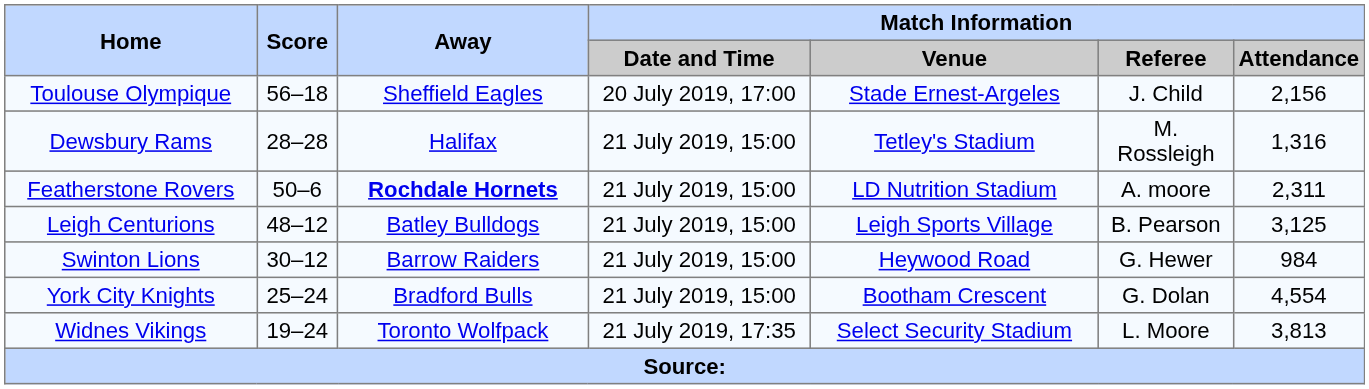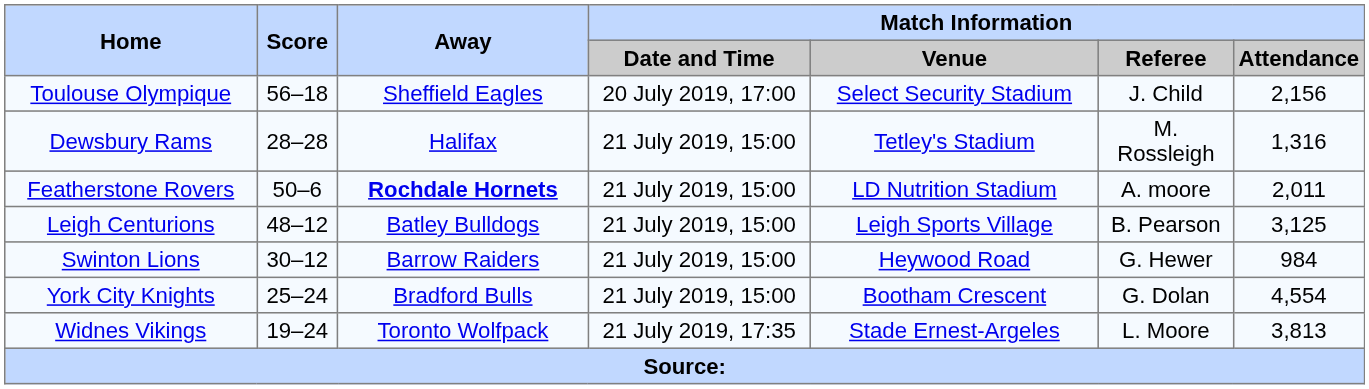(954, 93) Stade Ernest-Argeles -> (954, 93) Select Security Stadium
(1299, 189) 2,311 -> (1299, 189) 2,011
(954, 330) Select Security Stadium -> (954, 330) Stade Ernest-Argeles
